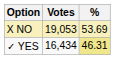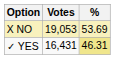(61, 46) 16,434 -> (61, 46) 16,431
